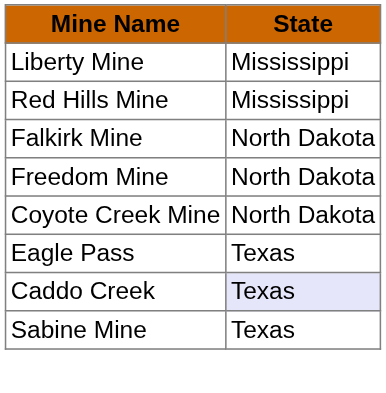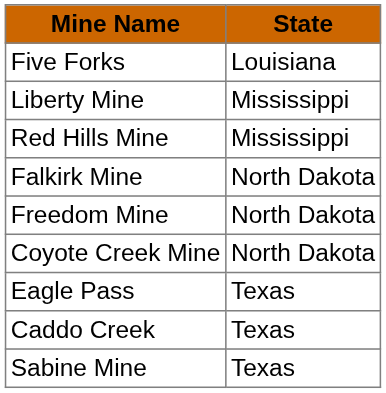+ row: (68, 61)
(263, 291) lavender background -> (263, 329) no background
